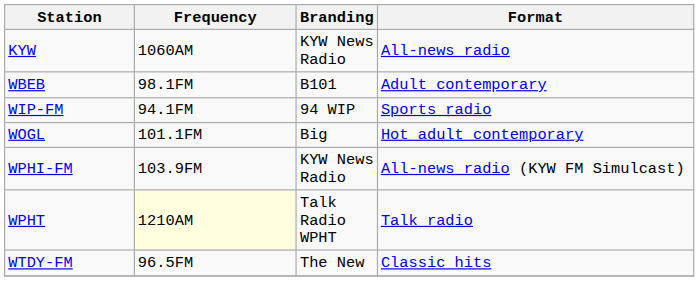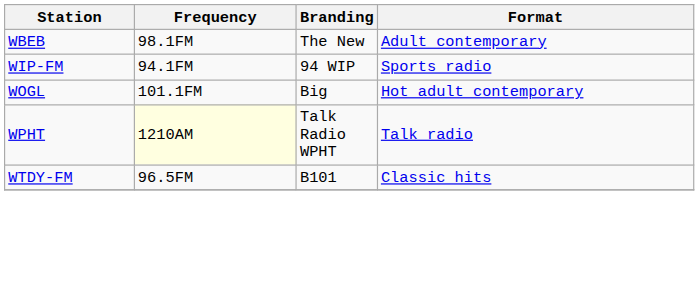- row: (22, 51)
(318, 85) B101 -> (332, 42) The New
- row: (40, 169)
(332, 263) The New -> (318, 177) B101
